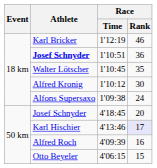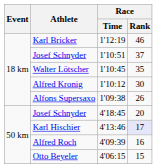(61, 55) bold -> (59, 55) normal
(140, 55) 36 -> (140, 55) 37
(140, 99) 24 -> (140, 99) 26
